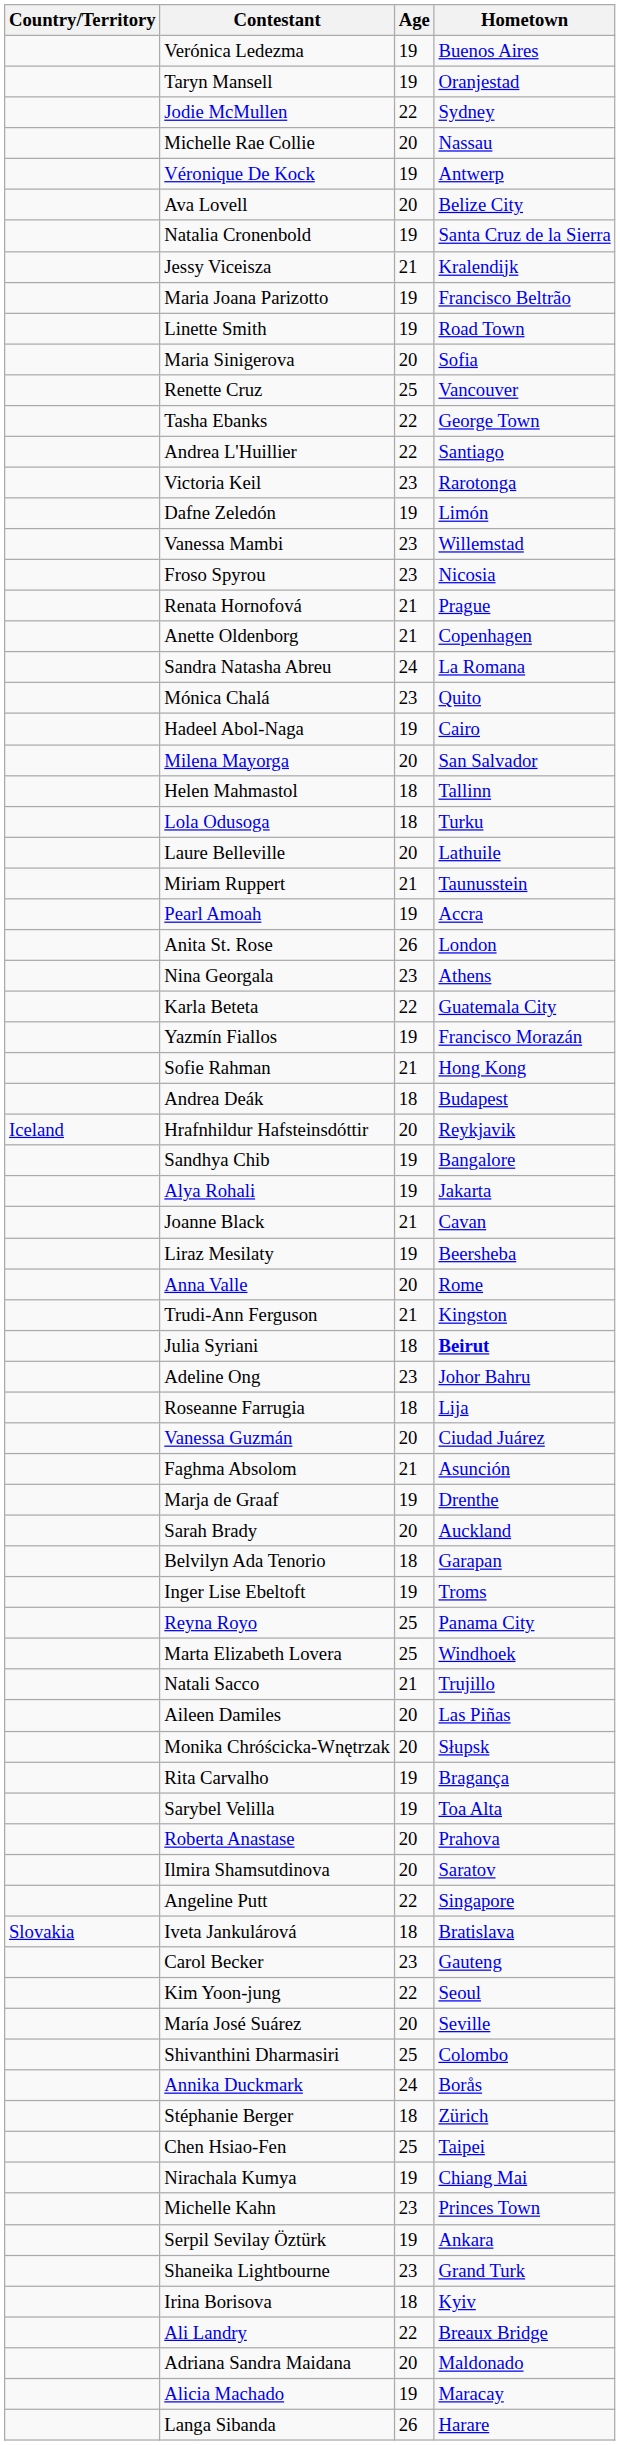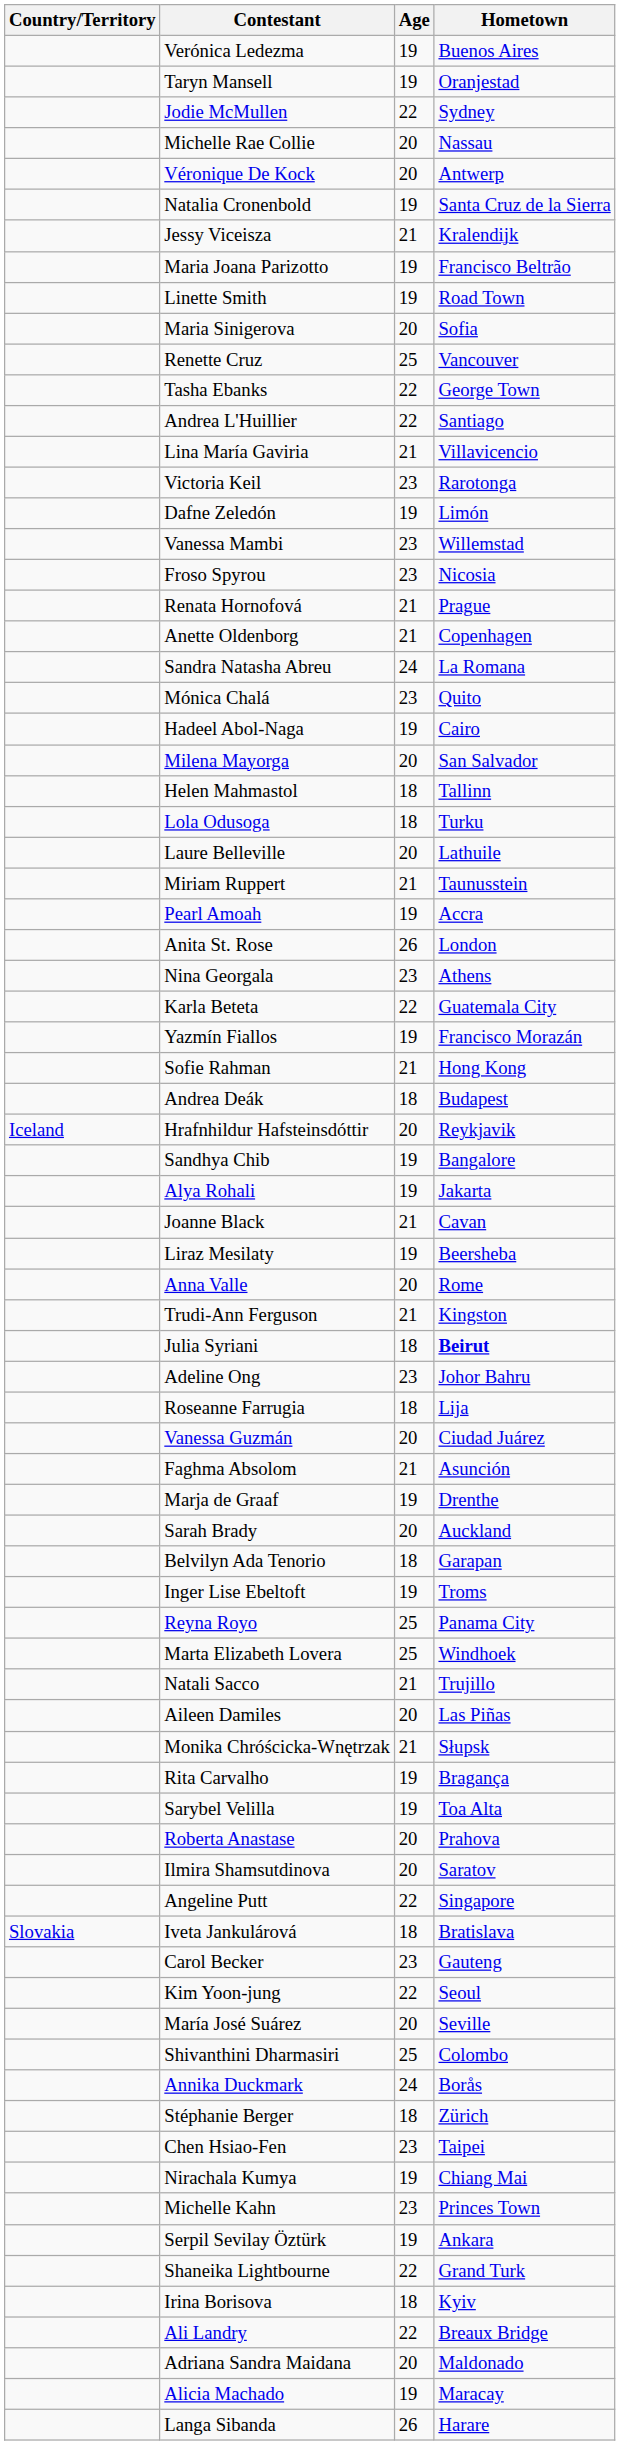(408, 174) 19 -> (408, 174) 20
- row: (206, 205)
+ row: (236, 451)
(408, 1746) 20 -> (408, 1746) 21
(408, 2147) 25 -> (408, 2147) 23
(408, 2270) 23 -> (408, 2270) 22
